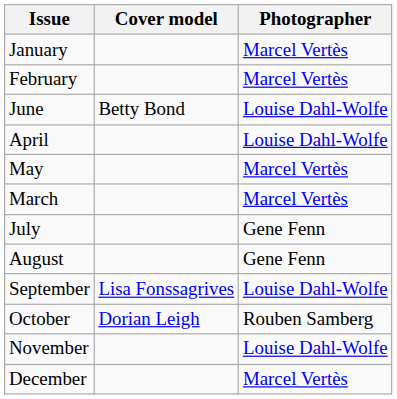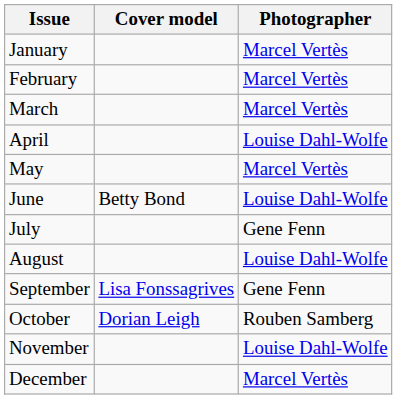rows swapped: (34, 199) <-> (26, 109)
(284, 259) Gene Fenn -> (315, 259) Louise Dahl-Wolfe
(315, 288) Louise Dahl-Wolfe -> (284, 288) Gene Fenn
